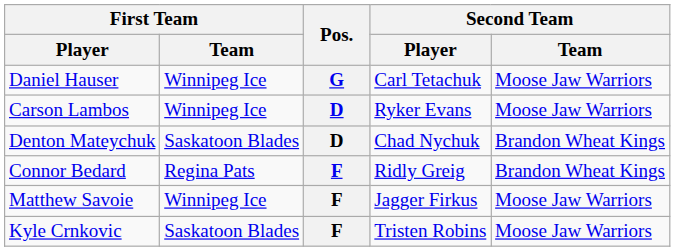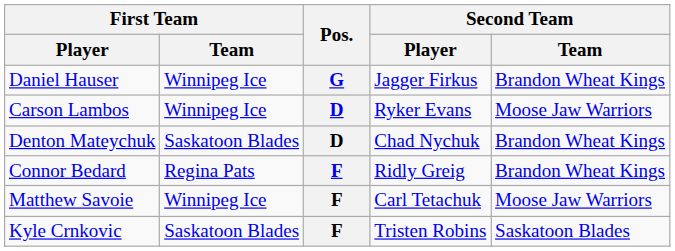(428, 79) Carl Tetachuk -> (426, 79) Jagger Firkus
(573, 79) Moose Jaw Warriors -> (580, 79) Brandon Wheat Kings
(426, 200) Jagger Firkus -> (428, 200) Carl Tetachuk
(573, 230) Moose Jaw Warriors -> (563, 230) Saskatoon Blades
